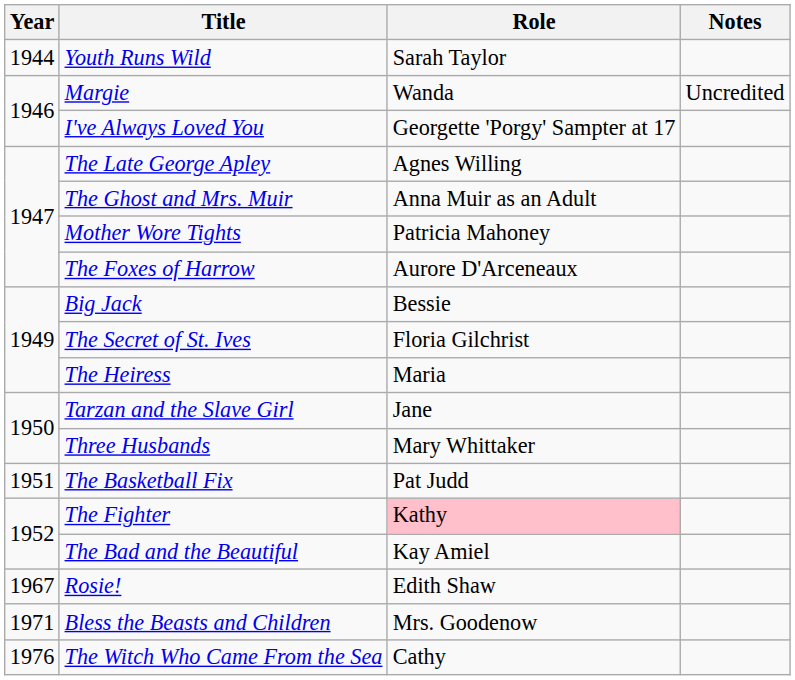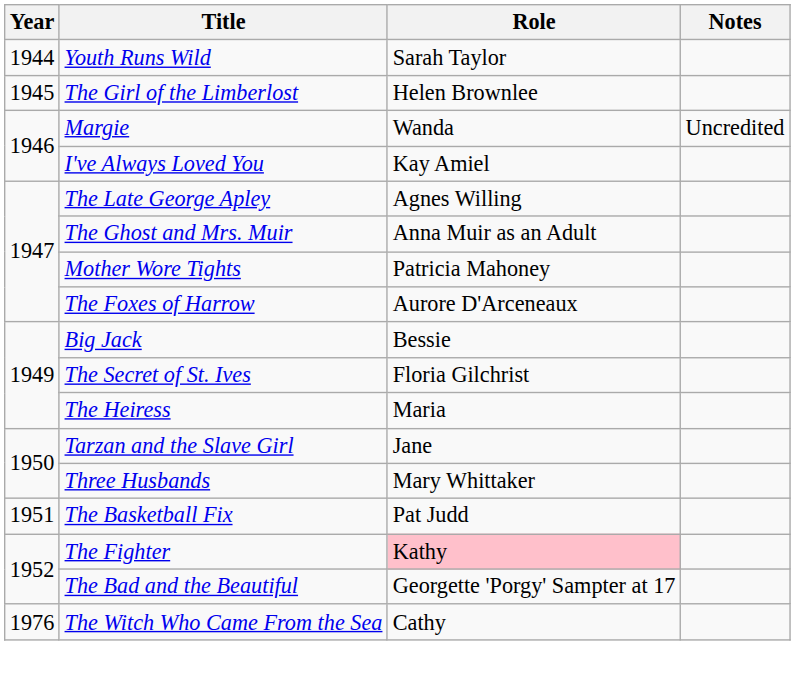+ row: (181, 92)
(534, 127) Georgette 'Porgy' Sampter at 17 -> (441, 163) Kay Amiel
(441, 551) Kay Amiel -> (534, 586) Georgette 'Porgy' Sampter at 17
- row: (93, 586)
- row: (198, 621)
